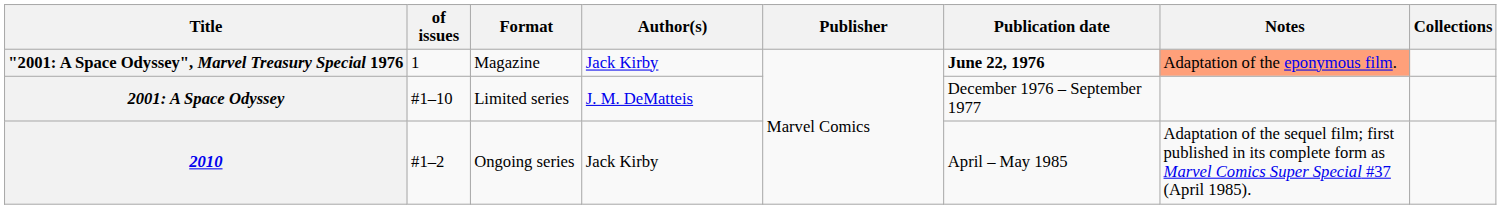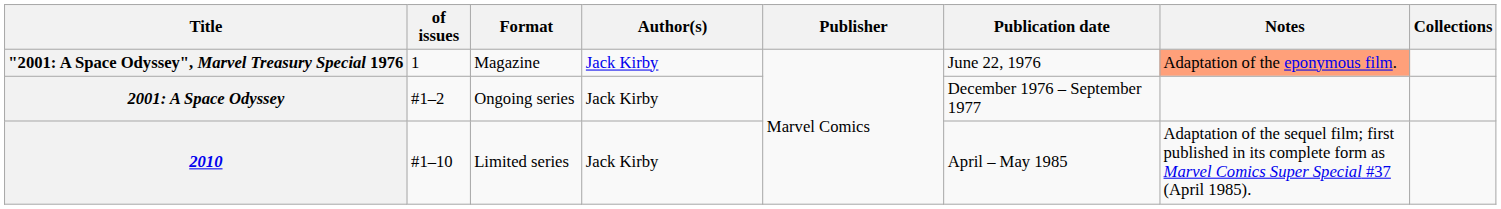(996, 62) bold -> (994, 62) normal
(432, 98) #1–10 -> (428, 98) #1–2
(522, 98) Limited series -> (524, 98) Ongoing series
(639, 98) J. M. DeMatteis -> (622, 98) Jack Kirby
(428, 162) #1–2 -> (432, 162) #1–10
(524, 162) Ongoing series -> (522, 162) Limited series
